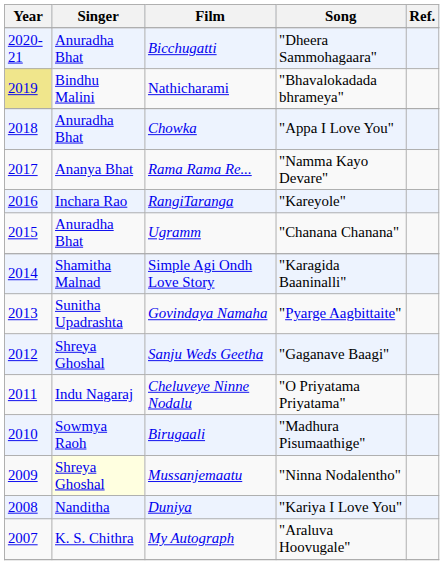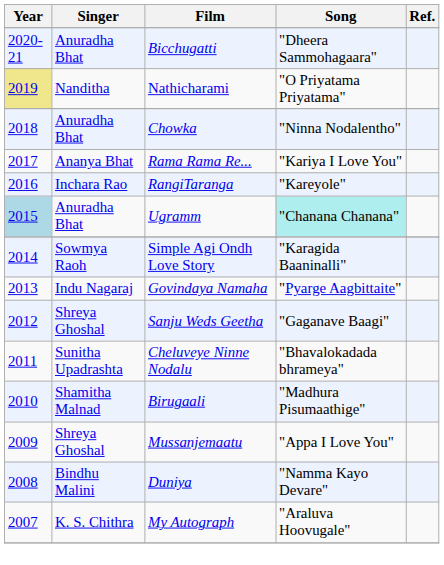(77, 88) Bindhu Malini -> (82, 88) Nanditha
(328, 88) "Bhavalokadada bhrameya" -> (319, 88) "O Priyatama Priyatama"
(336, 128) "Appa I Love You" -> (340, 128) "Ninna Nodalentho"
(324, 169) "Namma Kayo Devare" -> (341, 160) "Kariya I Love You"
(23, 233) no background -> (23, 216) lightblue background
(339, 233) no background -> (339, 216) paleturquoise background
(83, 273) Shamitha Malnad -> (81, 256) Sowmya Raoh
(89, 313) Sunitha Upadrashta -> (94, 288) Indu Nagaraj
(94, 394) Indu Nagaraj -> (89, 361) Sunitha Upadrashta
(319, 394) "O Priyatama Priyatama" -> (328, 361) "Bhavalokadada bhrameya"
(81, 434) Sowmya Raoh -> (83, 401) Shamitha Malnad
(80, 475) lightyellow background -> (80, 441) no background
(340, 475) "Ninna Nodalentho" -> (336, 441) "Appa I Love You"
(82, 507) Nanditha -> (77, 482) Bindhu Malini
(341, 507) "Kariya I Love You" -> (324, 482) "Namma Kayo Devare"
